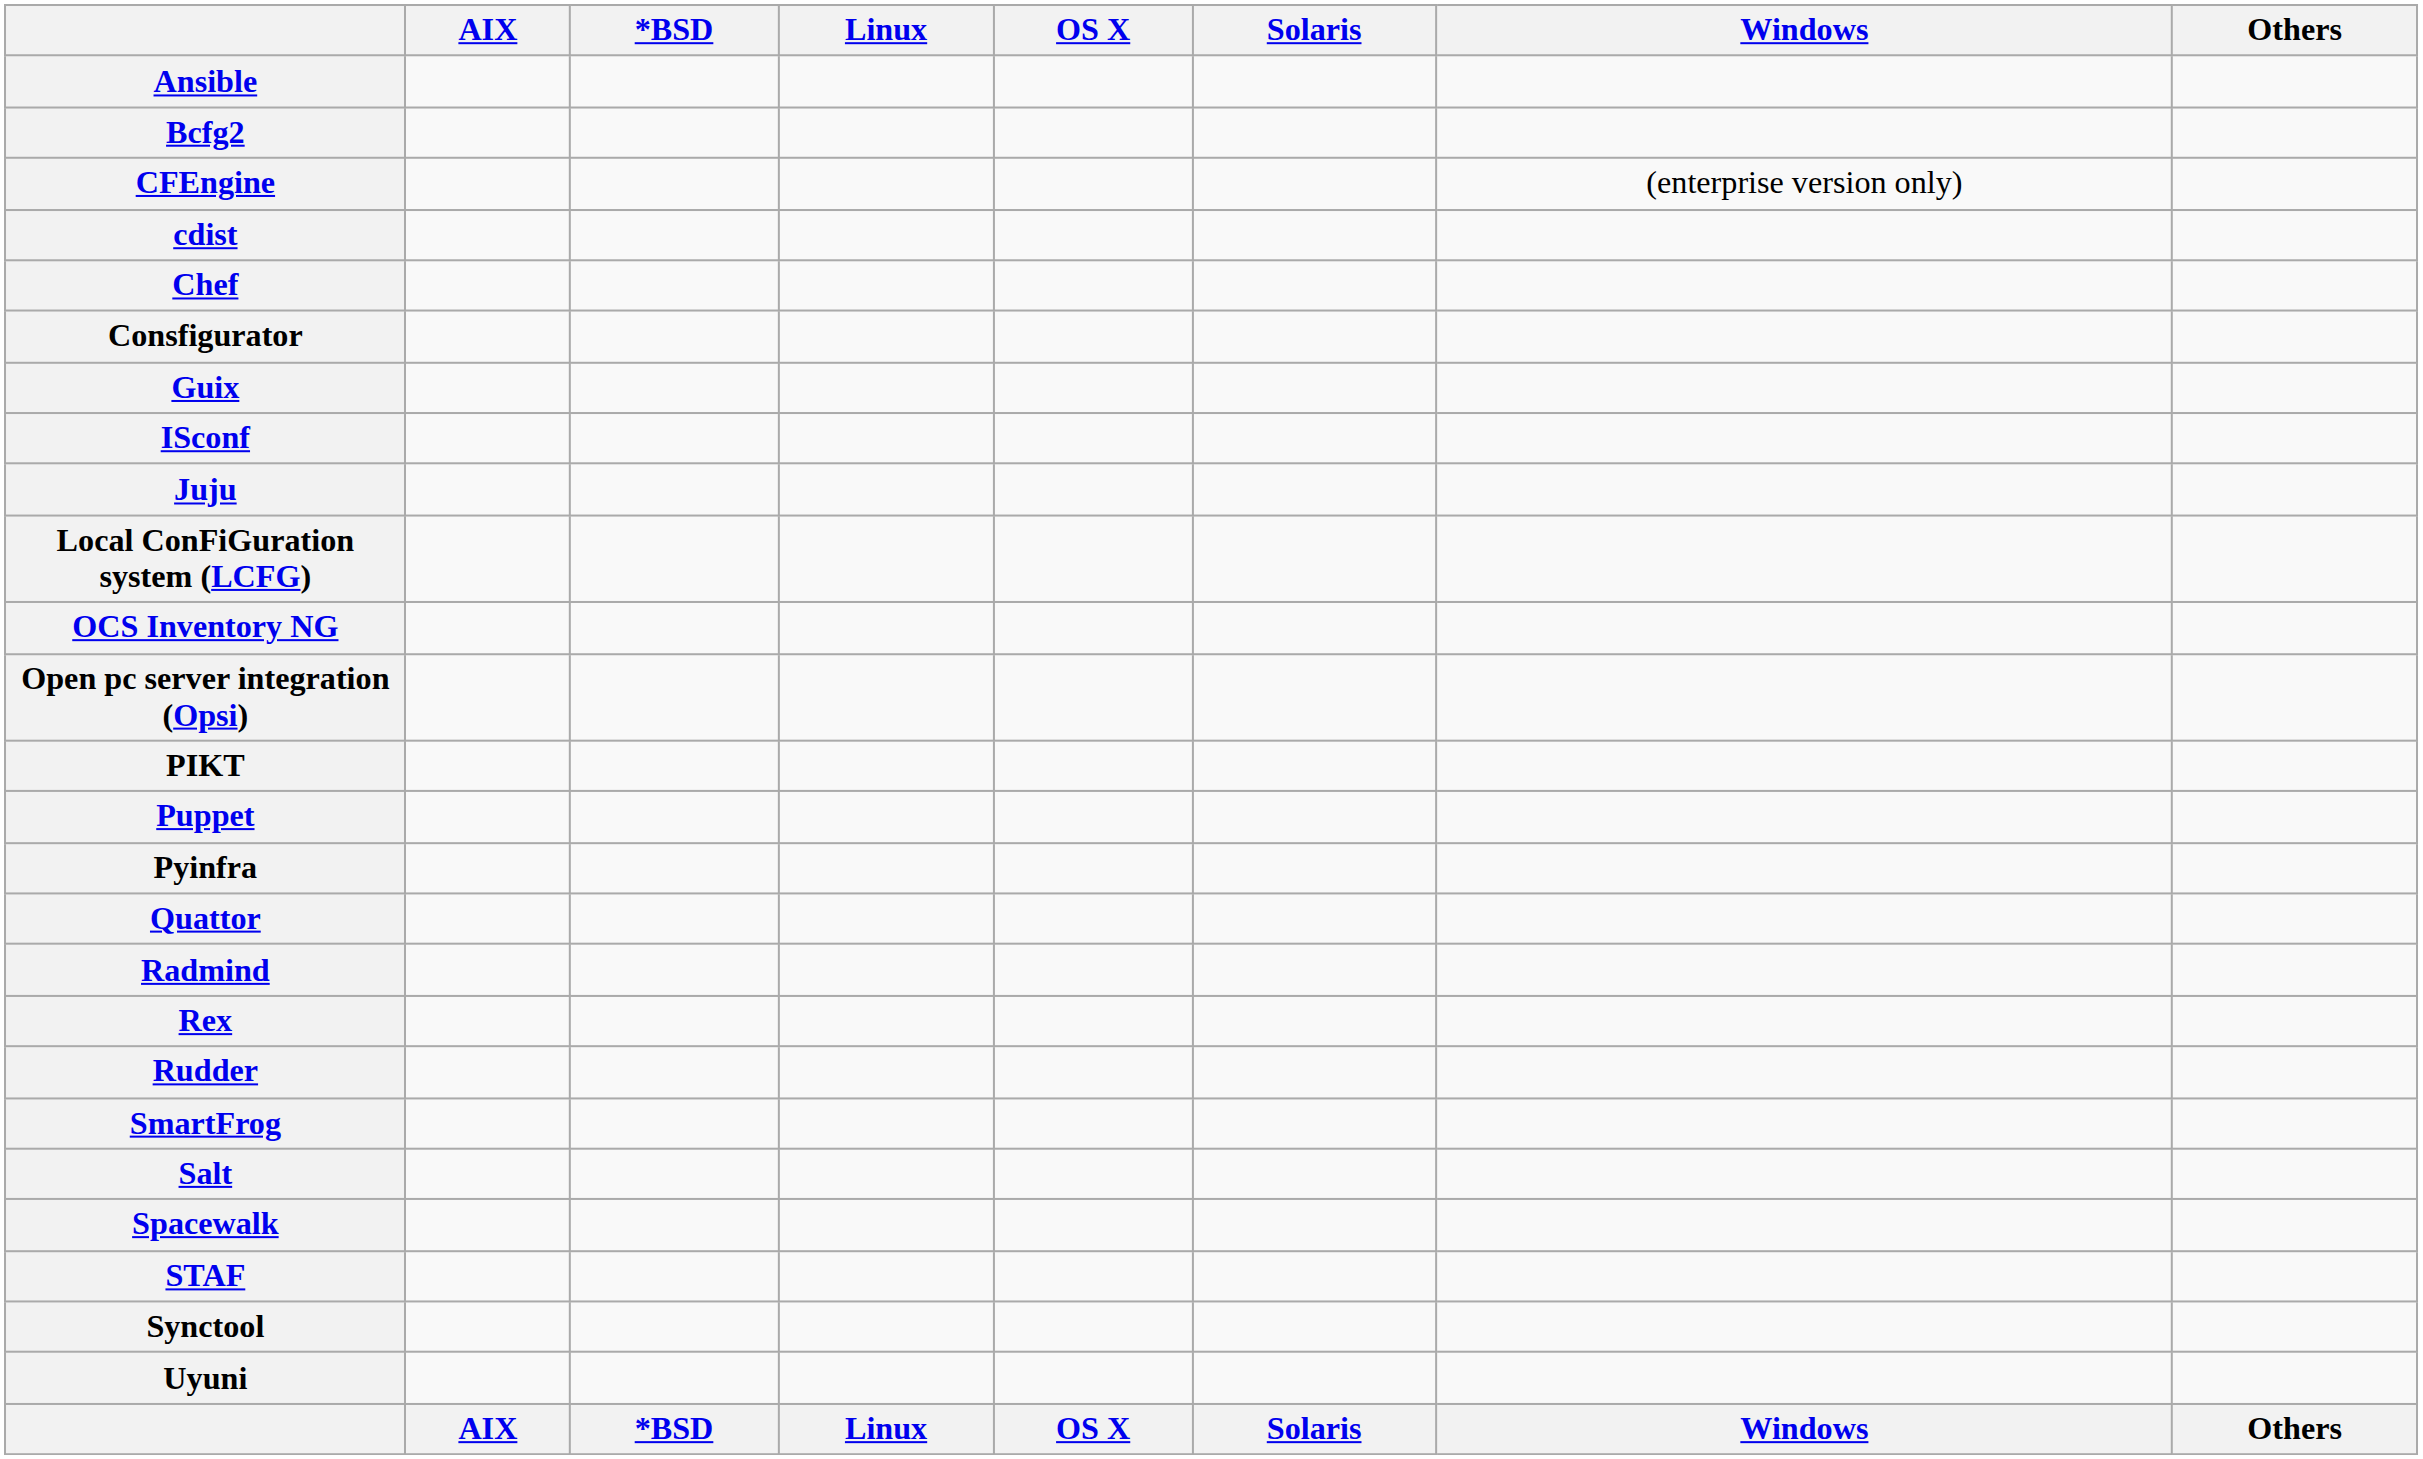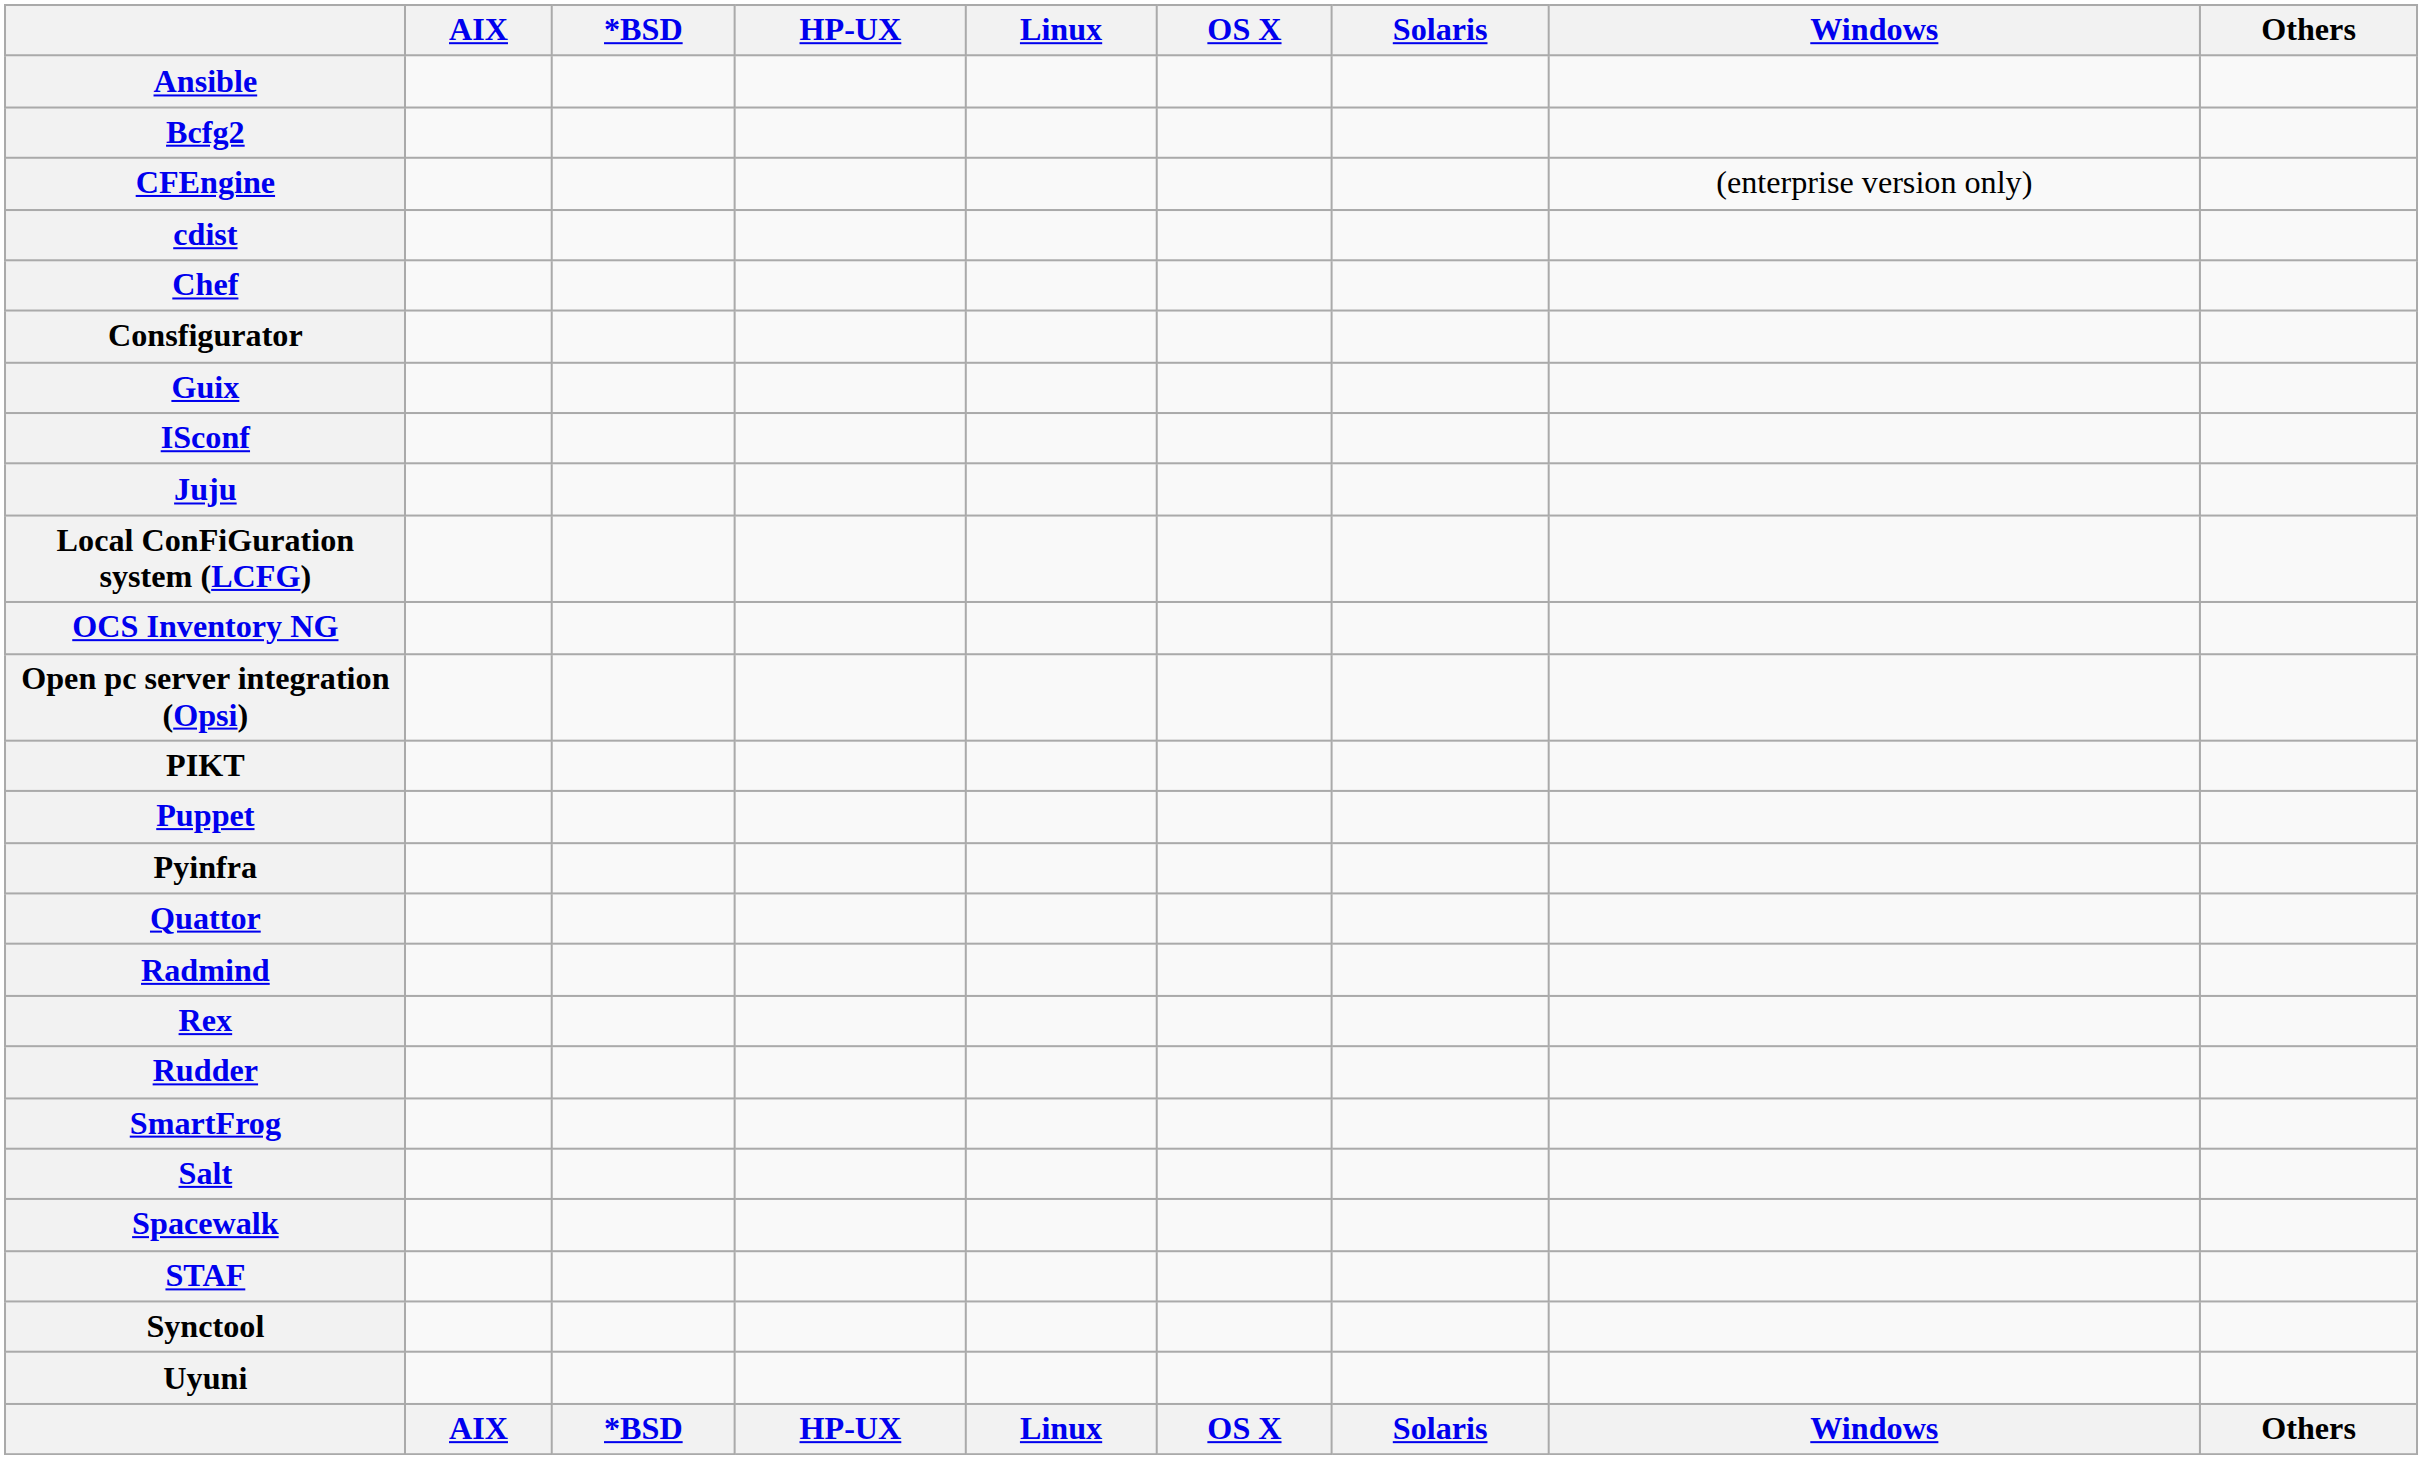+ column: (850, 30)
